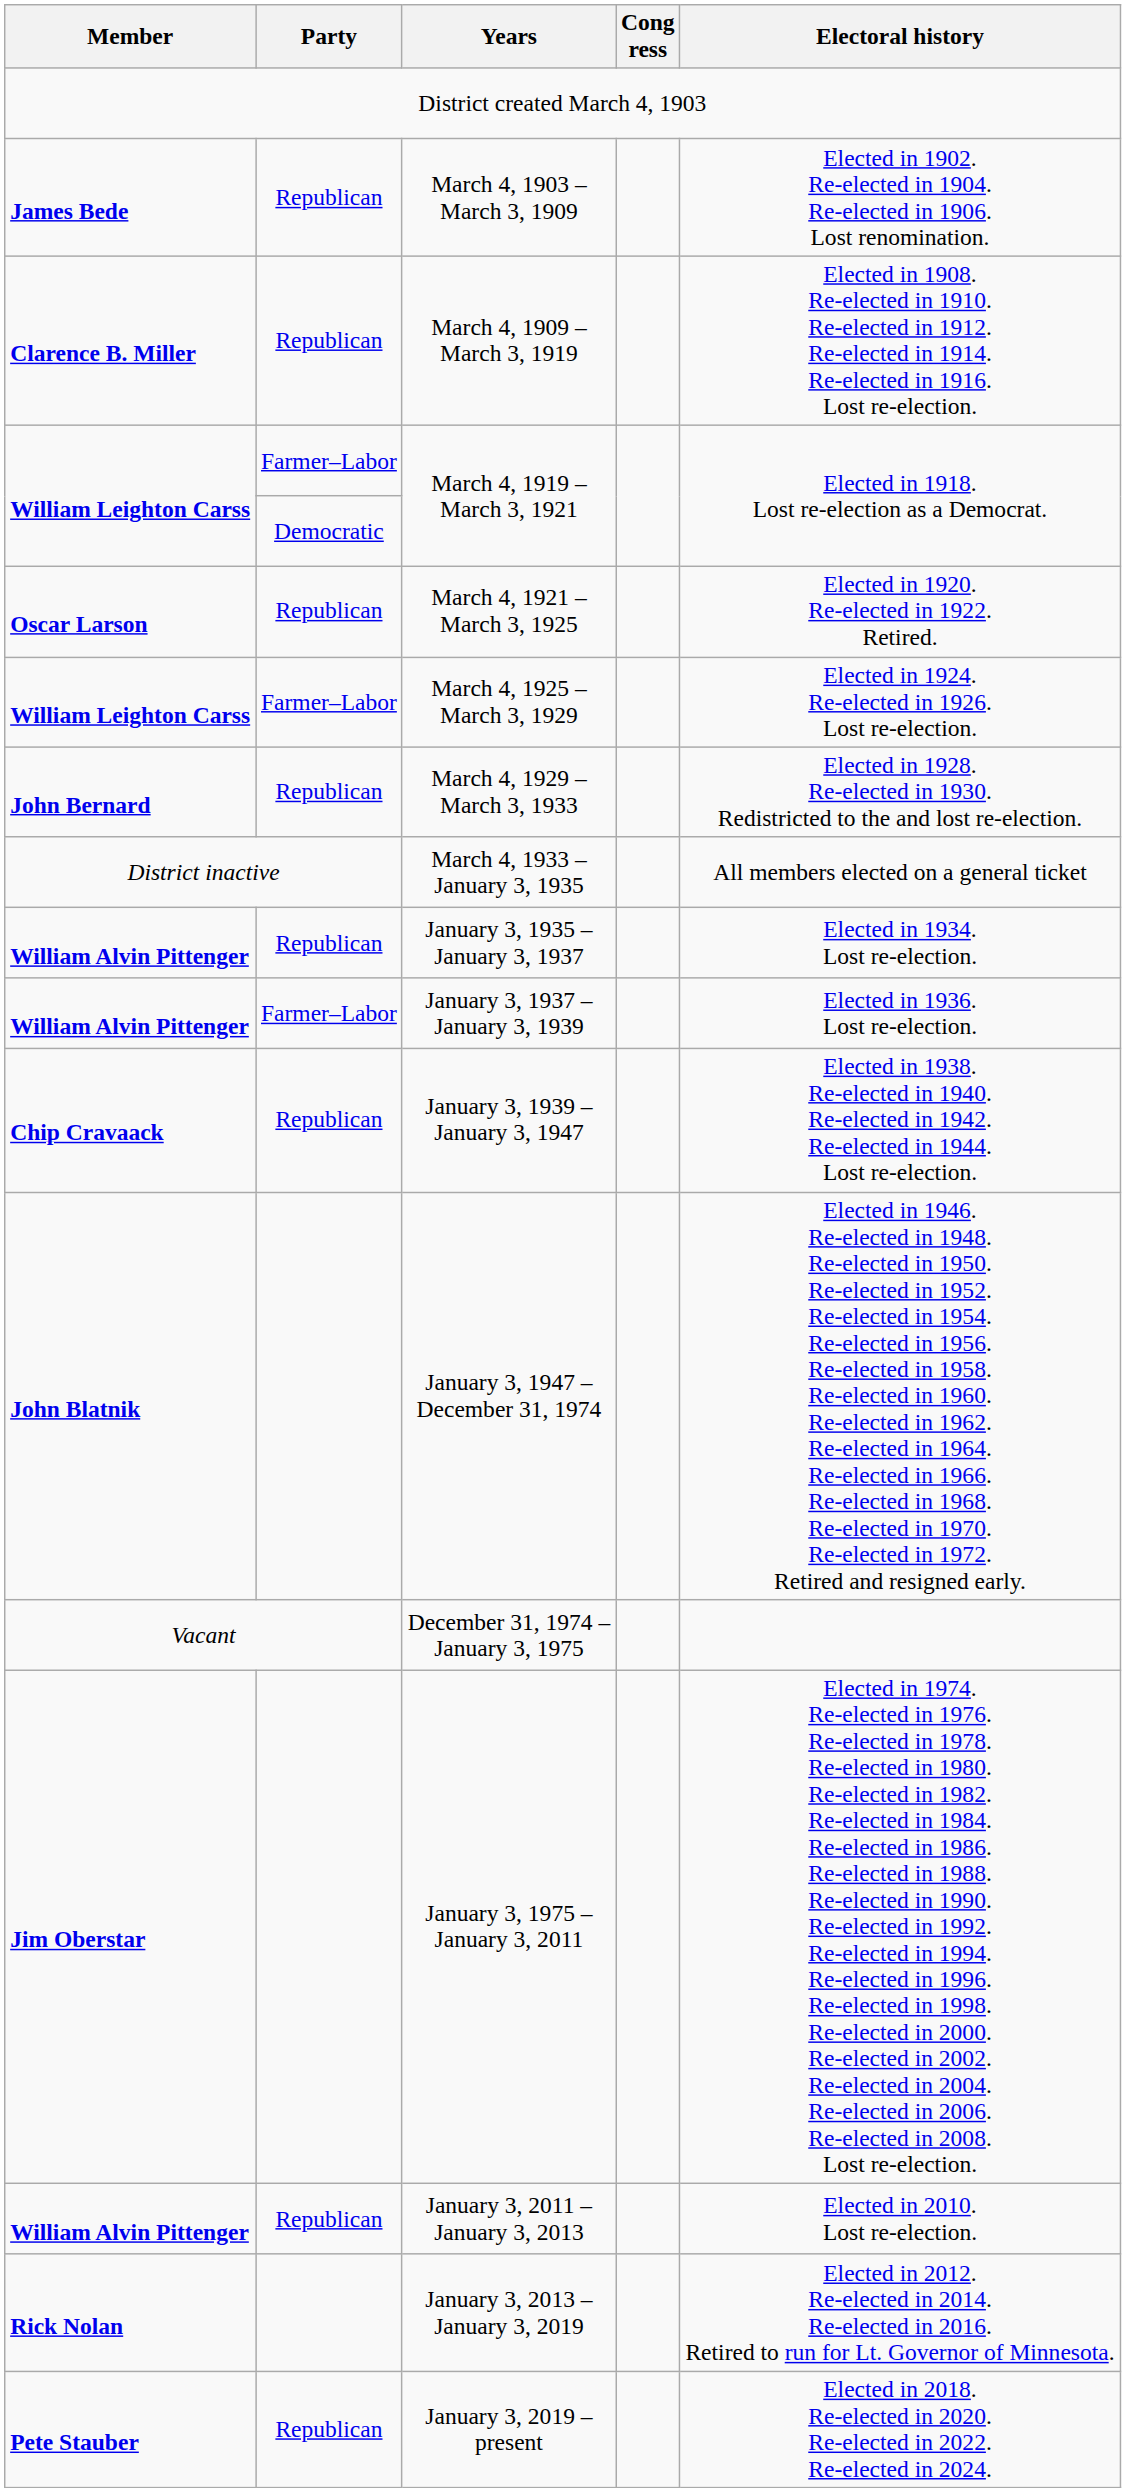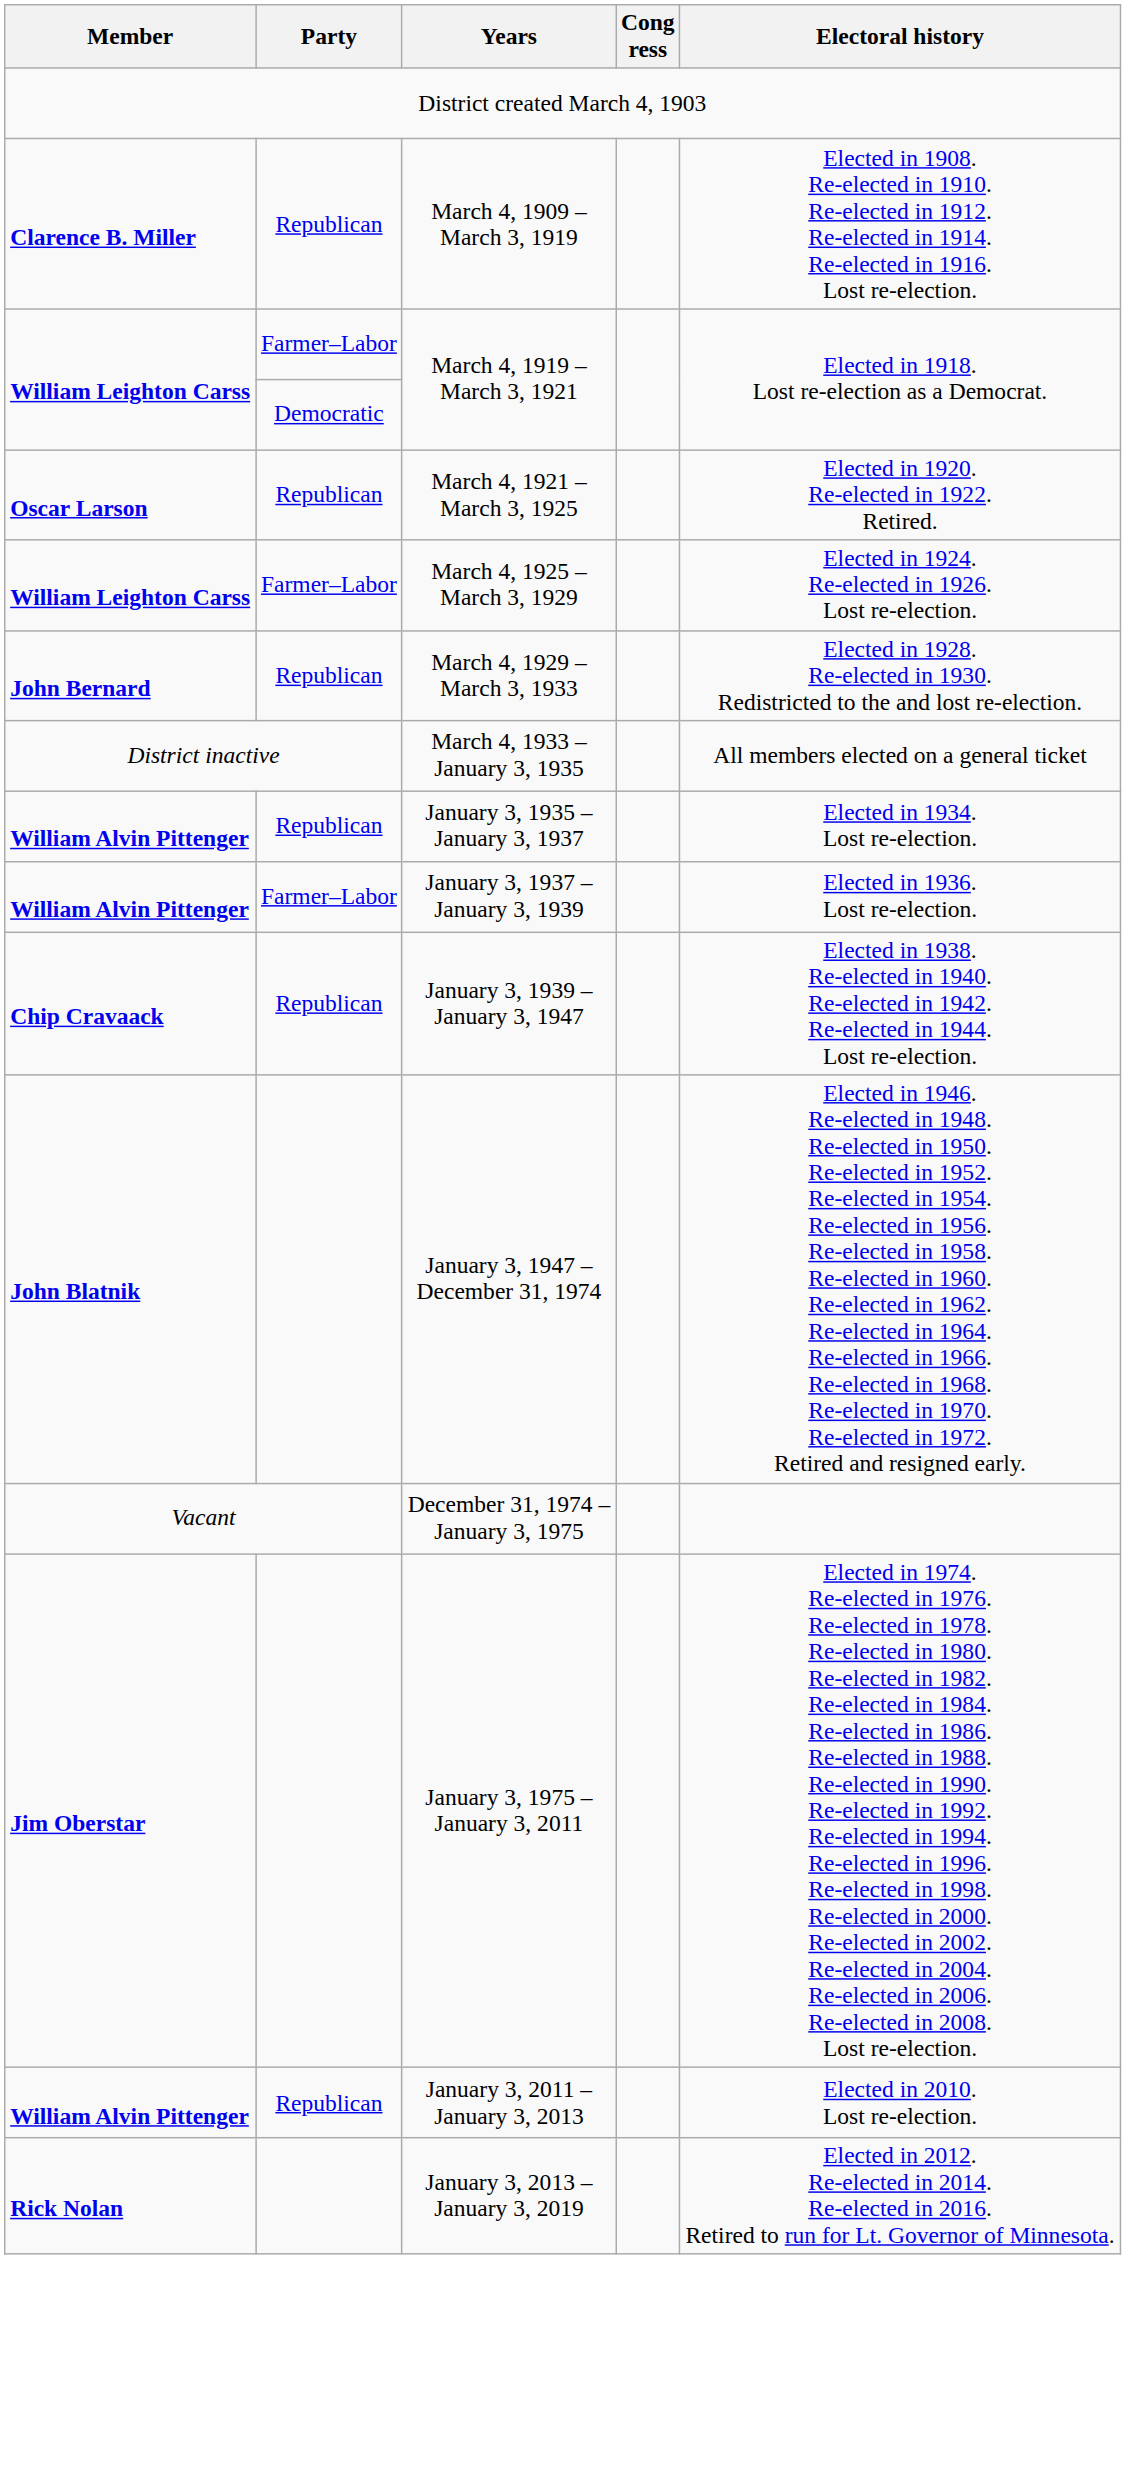- row: (329, 197)
- row: (329, 2429)
